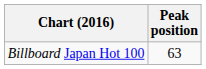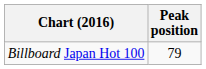(174, 53) 63 -> (174, 53) 79
